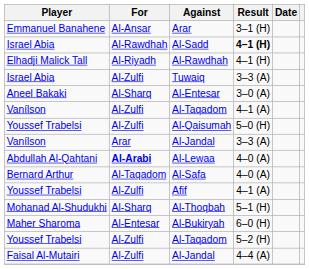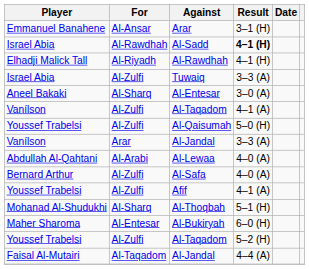(132, 158) bold -> (130, 158) normal
(139, 175) Al-Taqadom -> (128, 175) Al-Zulfi
(128, 256) Al-Zulfi -> (139, 256) Al-Taqadom
